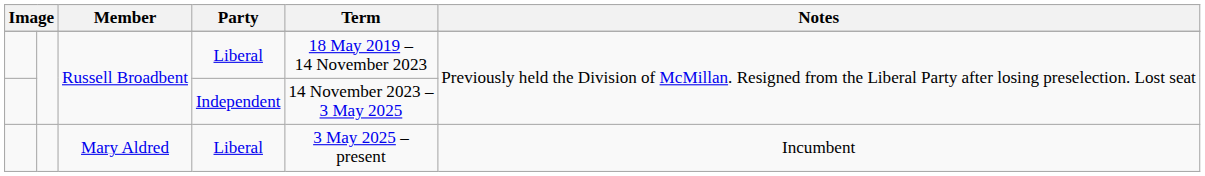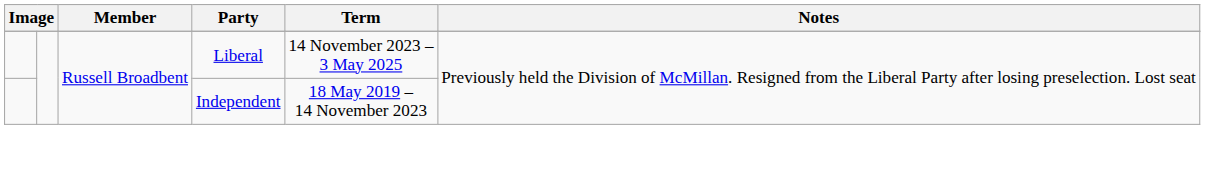(361, 54) 18 May 2019 – 14 November 2023 -> (361, 54) 14 November 2023 – 3 May 2025
(361, 101) 14 November 2023 – 3 May 2025 -> (361, 101) 18 May 2019 – 14 November 2023
- row: (125, 147)
